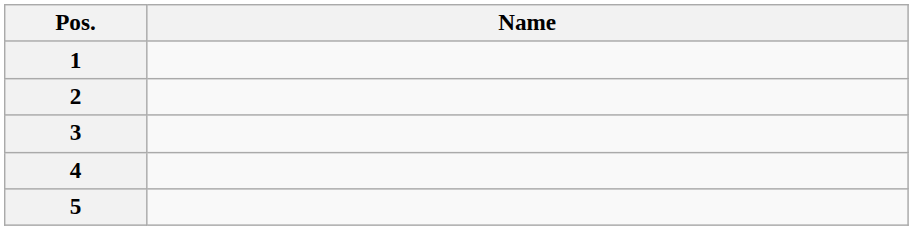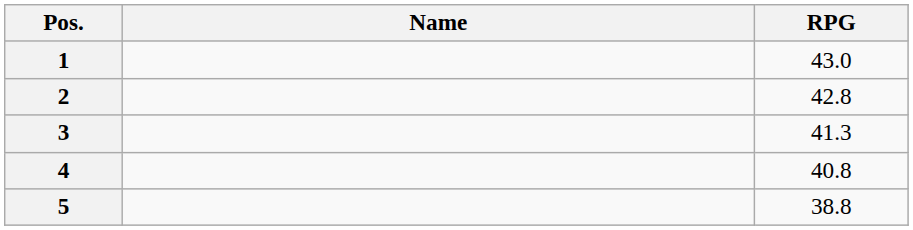+ column: (831, 22)
